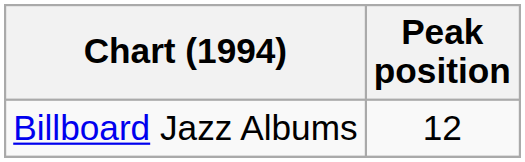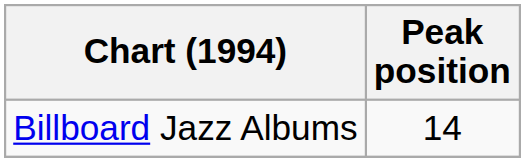(442, 127) 12 -> (442, 127) 14
